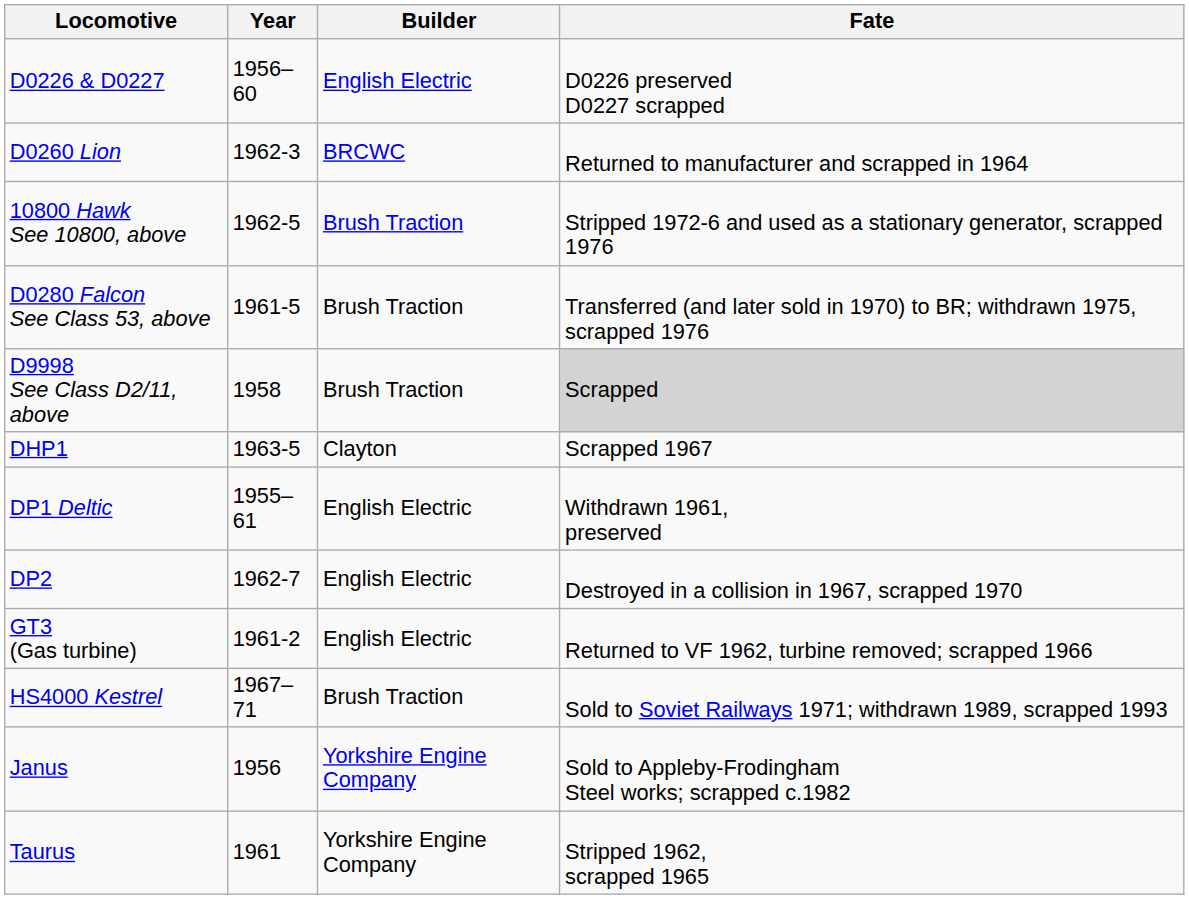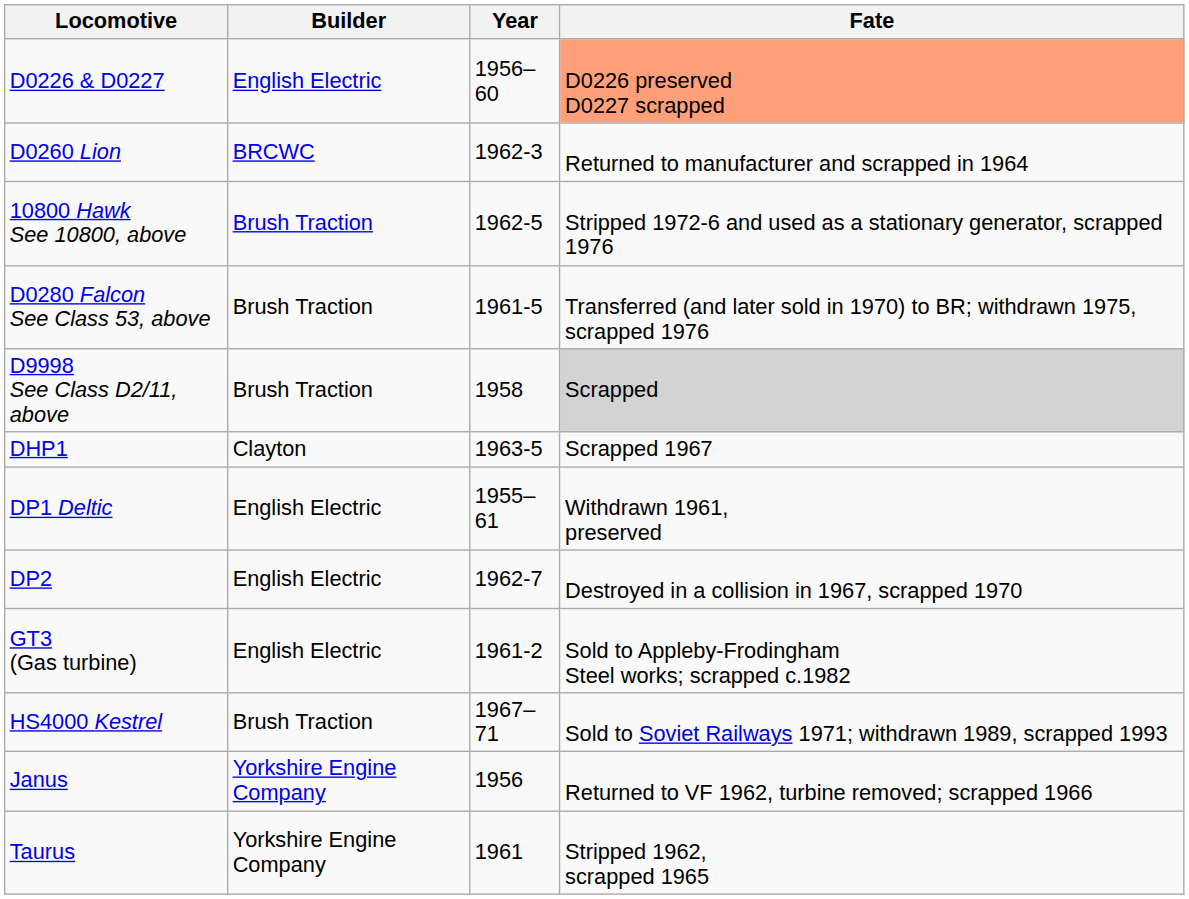columns swapped: (439, 21) <-> (273, 21)
(649, 92) no background -> (649, 92) lightsalmon background
(829, 650) Returned to VF 1962, turbine removed; scrapped 1966 -> (708, 662) Sold to Appleby-Frodingham Steel works; scrapped c.1982
(708, 780) Sold to Appleby-Frodingham Steel works; scrapped c.1982 -> (829, 793) Returned to VF 1962, turbine removed; scrapped 1966
